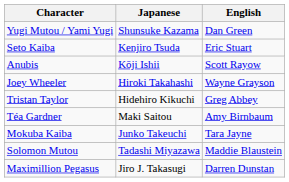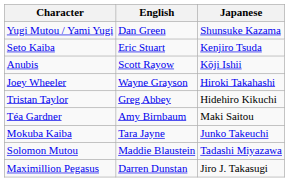columns swapped: (159, 13) <-> (243, 13)
